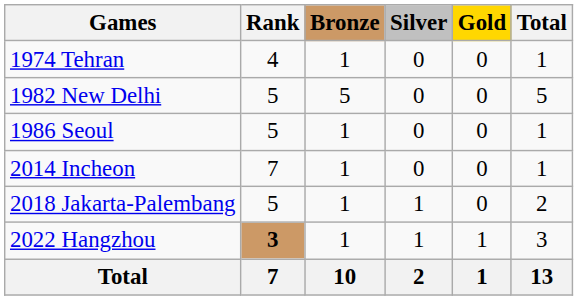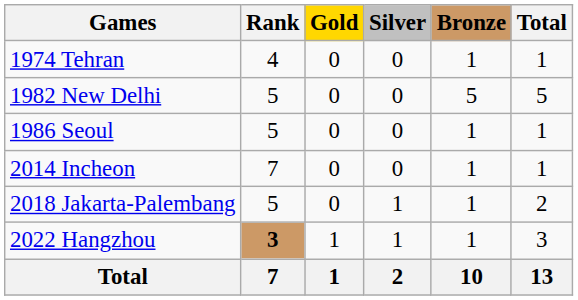columns swapped: (482, 22) <-> (345, 22)
